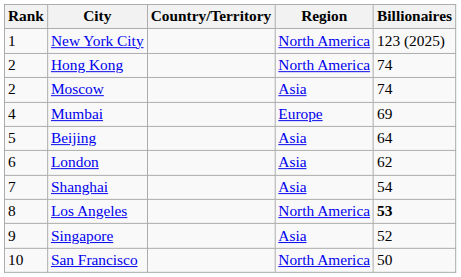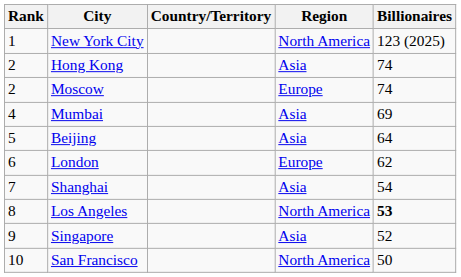(324, 65) North America -> (292, 65) Asia
(292, 89) Asia -> (300, 89) Europe
(300, 114) Europe -> (292, 114) Asia
(292, 162) Asia -> (300, 162) Europe
